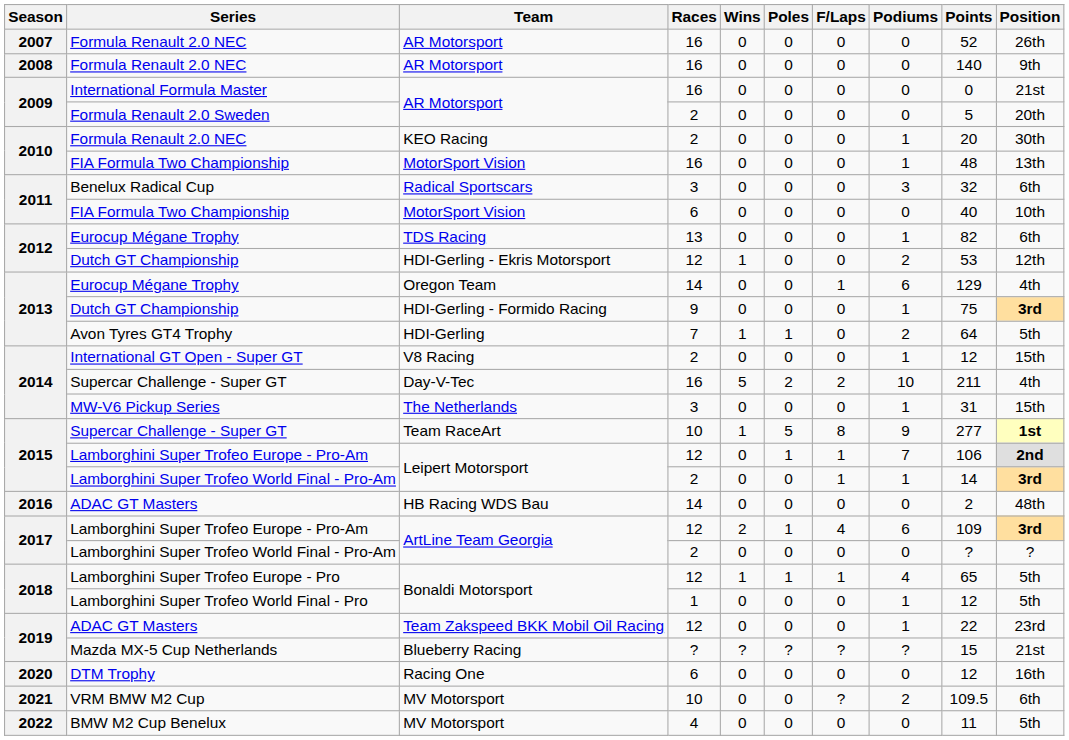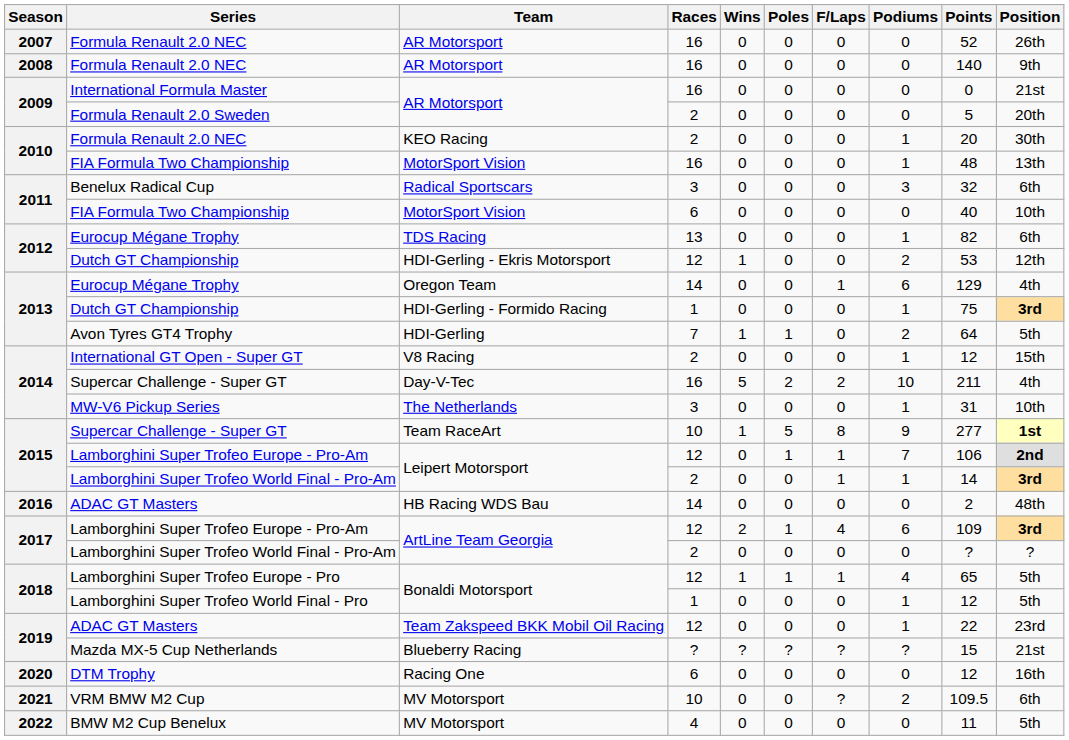(694, 309) 9 -> (694, 309) 1
(1030, 407) 15th -> (1030, 407) 10th
